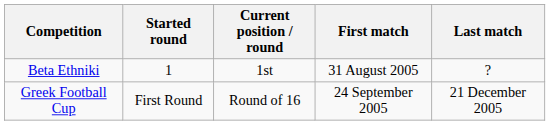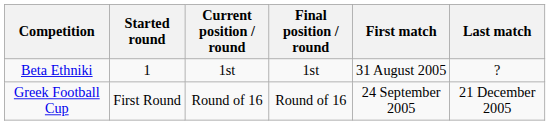+ column: (311, 31)
